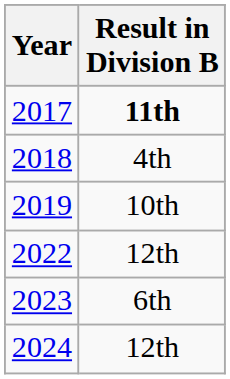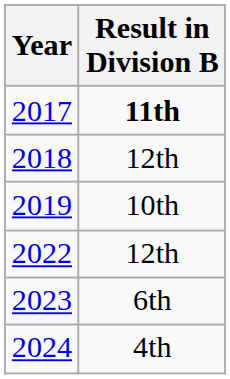(152, 157) 4th -> (152, 157) 12th
(152, 348) 12th -> (152, 348) 4th
